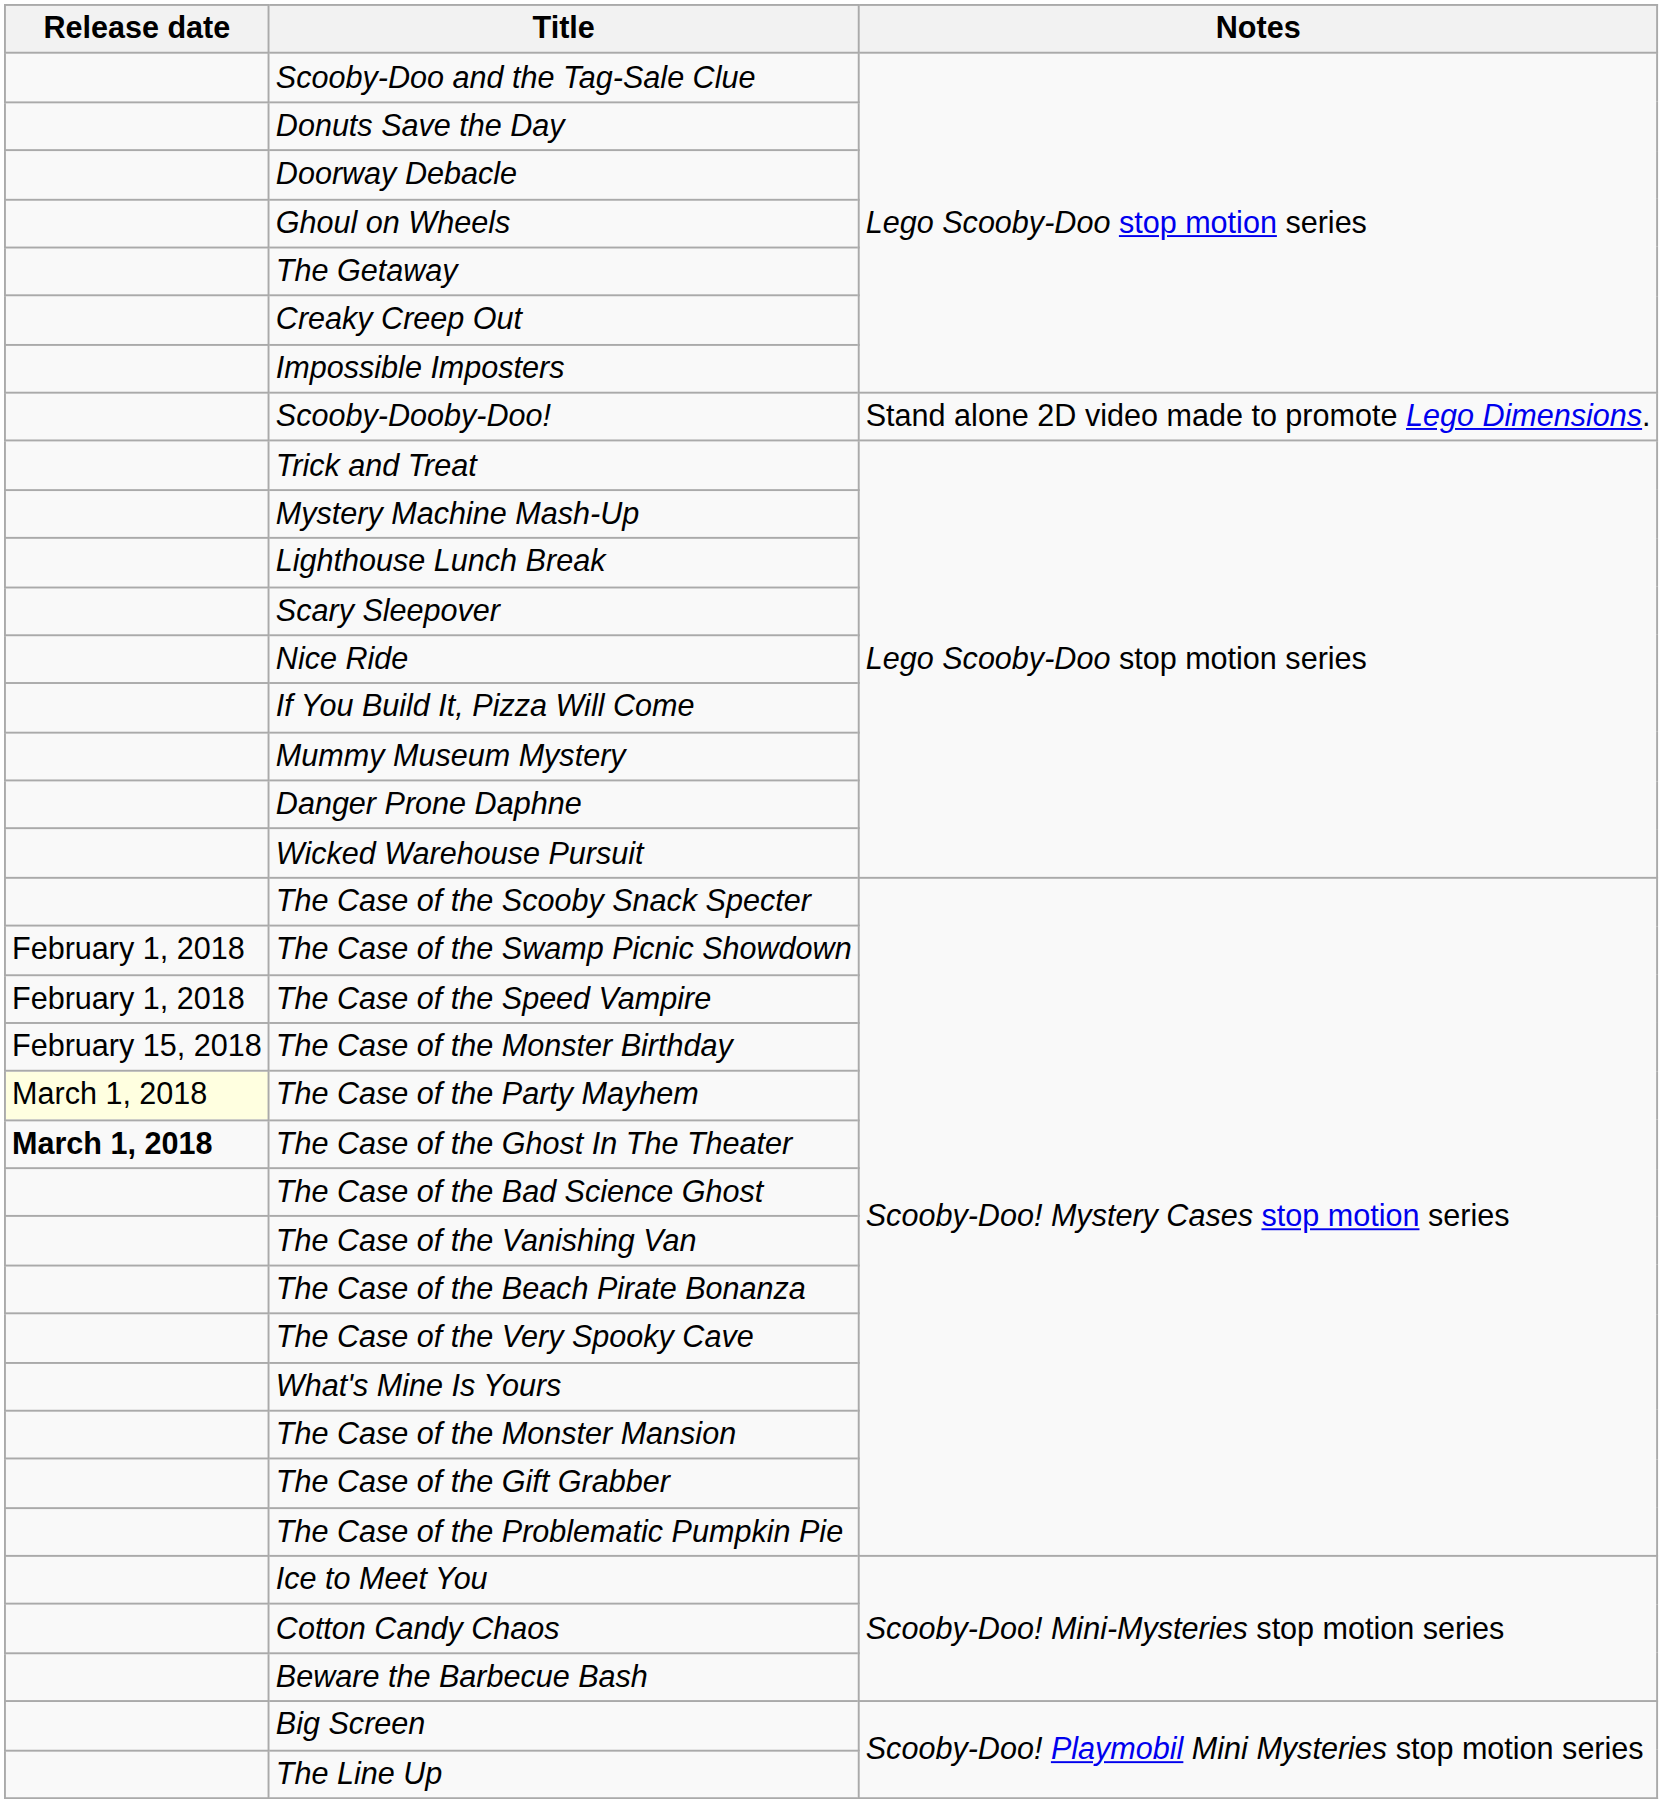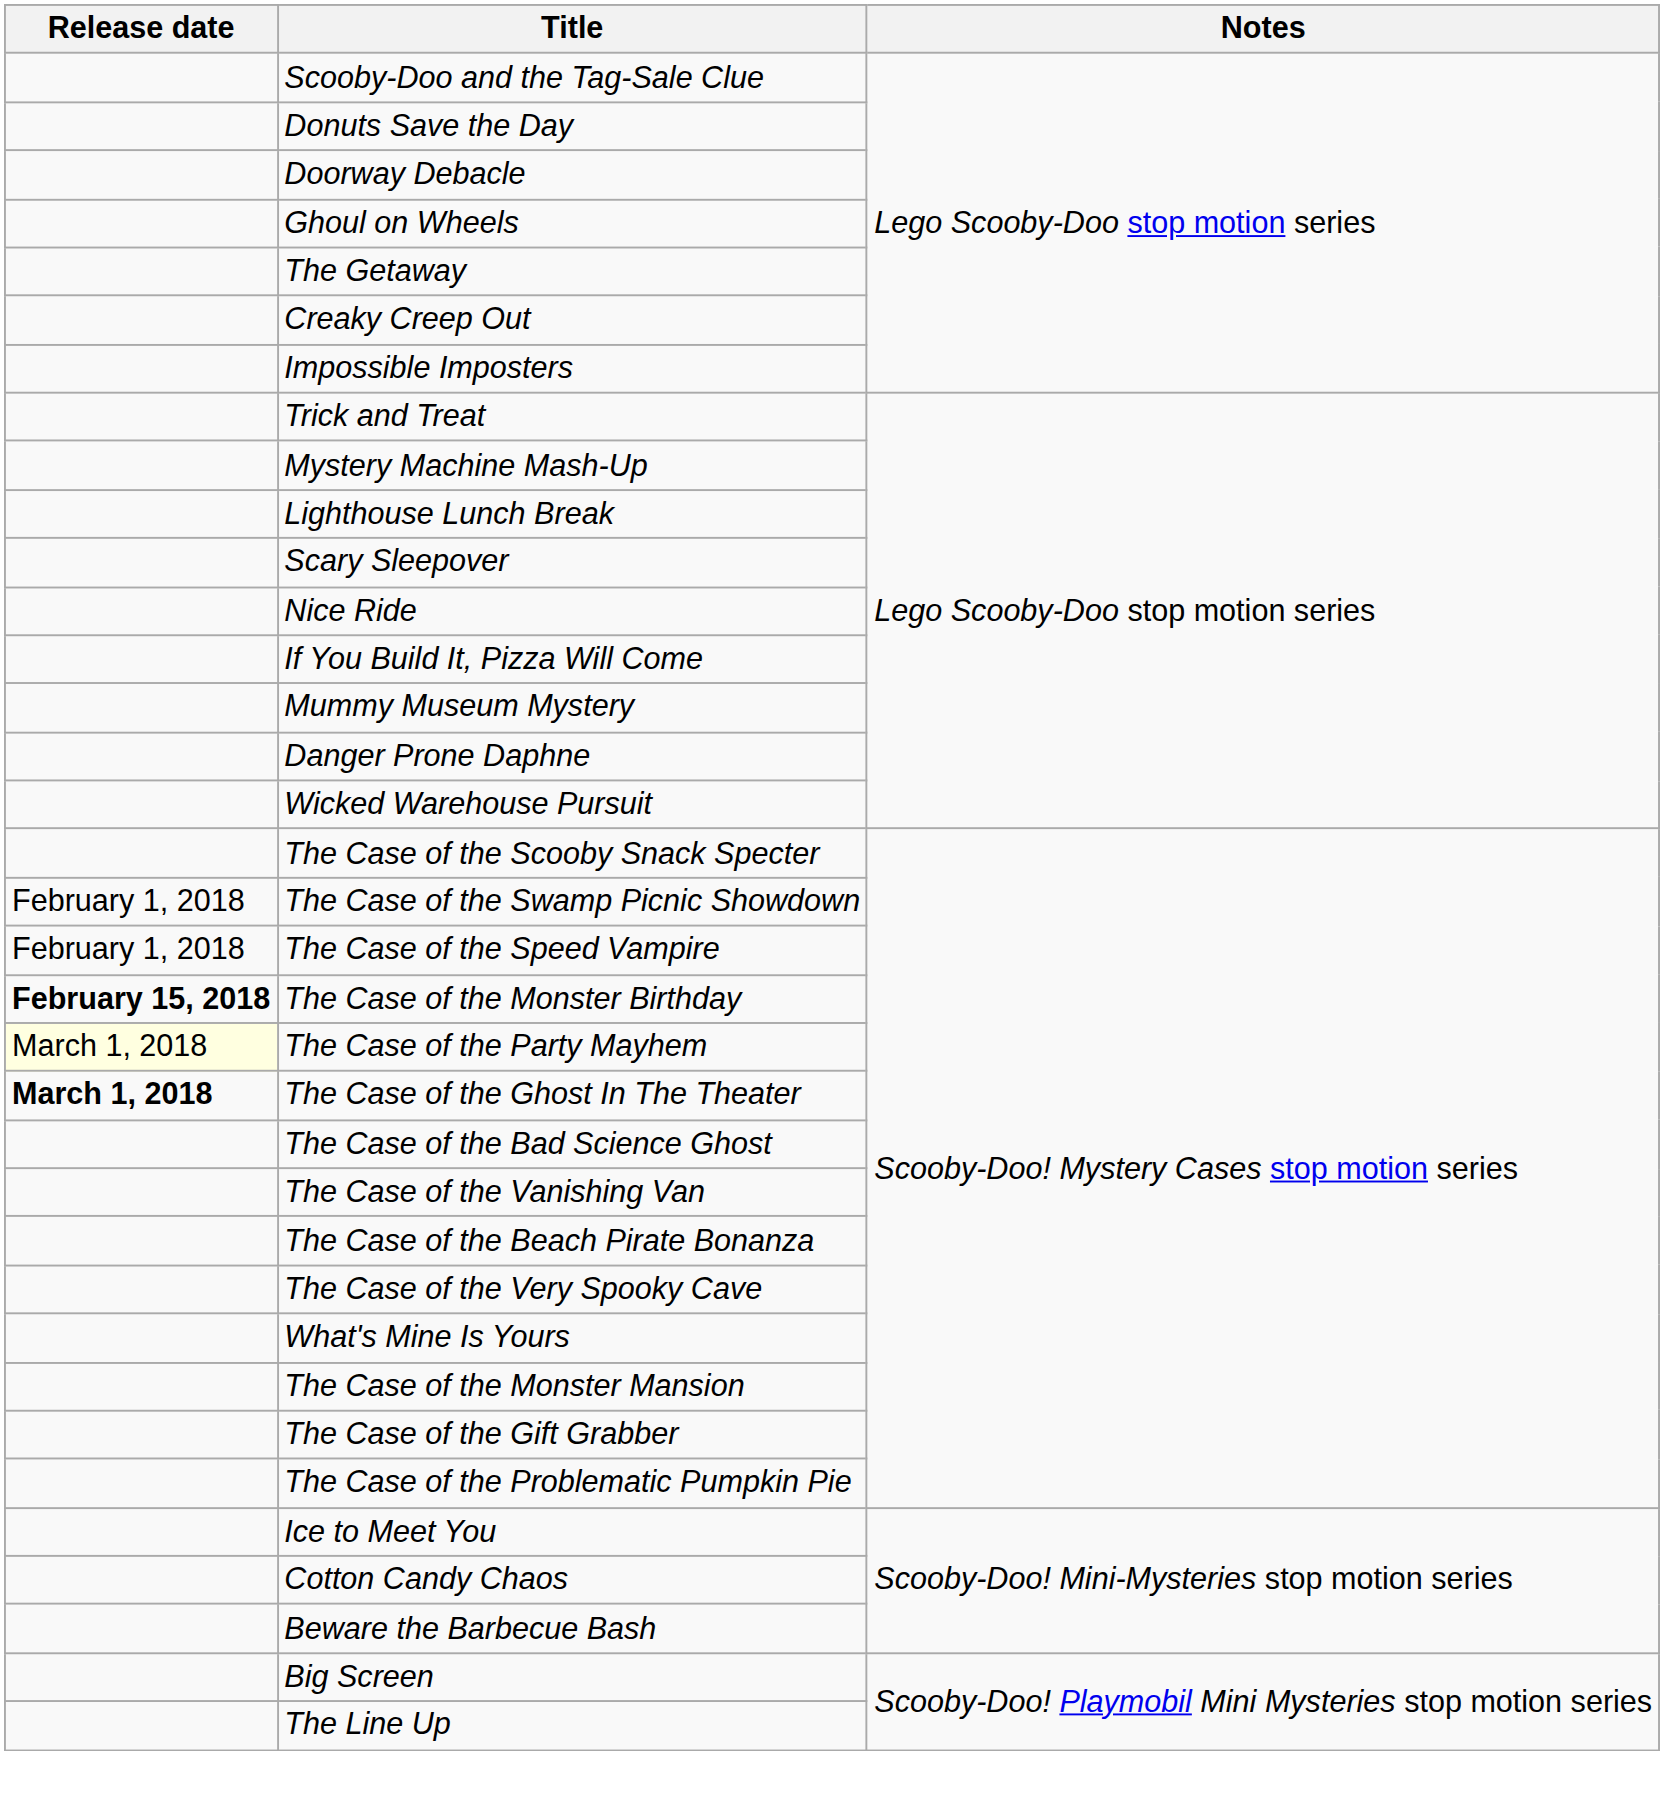- row: (413, 416)
(137, 1046) normal -> (141, 998) bold
